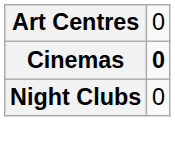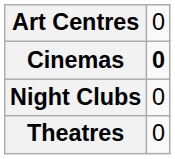+ row: (76, 134)
